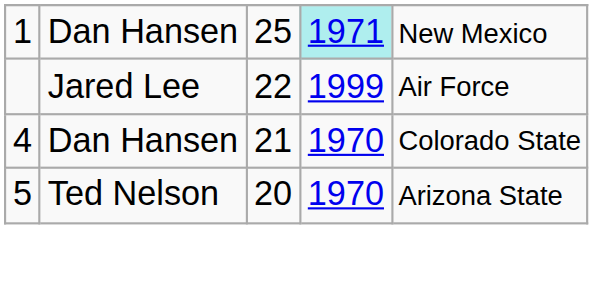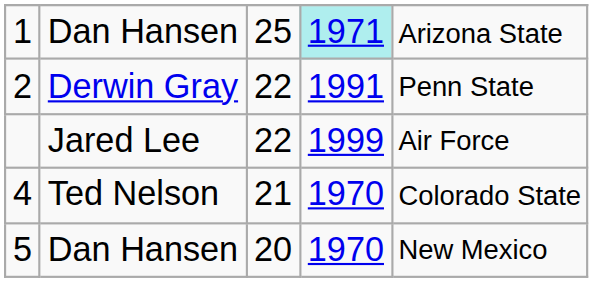(473, 32) New Mexico -> (481, 32) Arizona State
+ row: (22, 85)
(143, 140) Dan Hansen -> (133, 194) Ted Nelson
(133, 194) Ted Nelson -> (143, 248) Dan Hansen
(481, 195) Arizona State -> (473, 249) New Mexico
